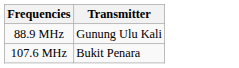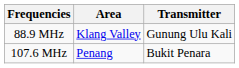+ column: (109, 14)
